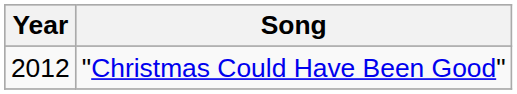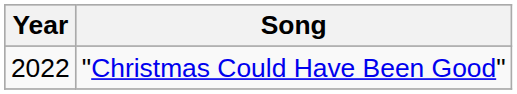(40, 67) 2012 -> (40, 67) 2022
